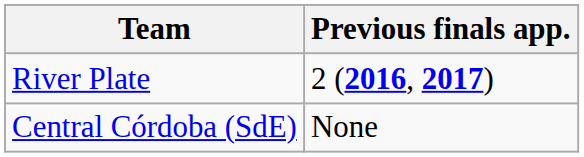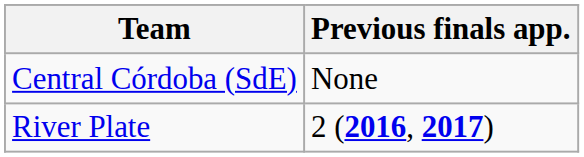rows swapped: (154, 126) <-> (81, 77)
